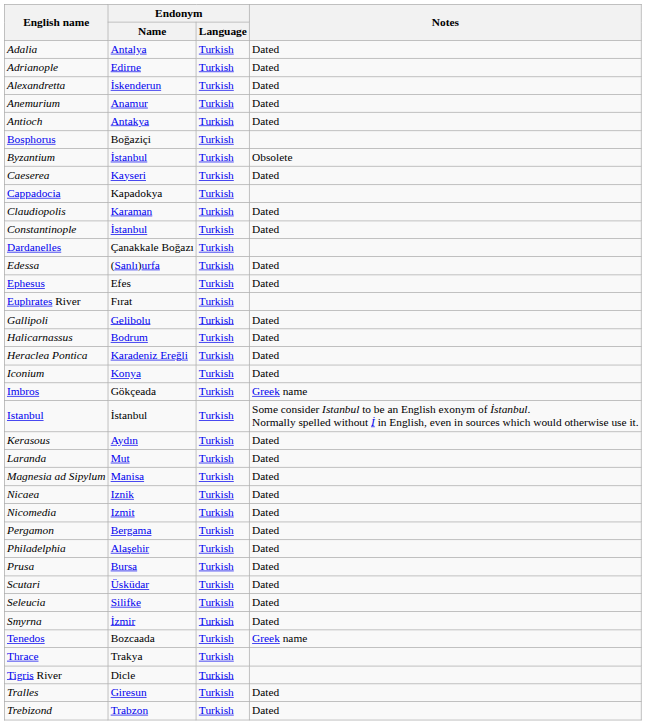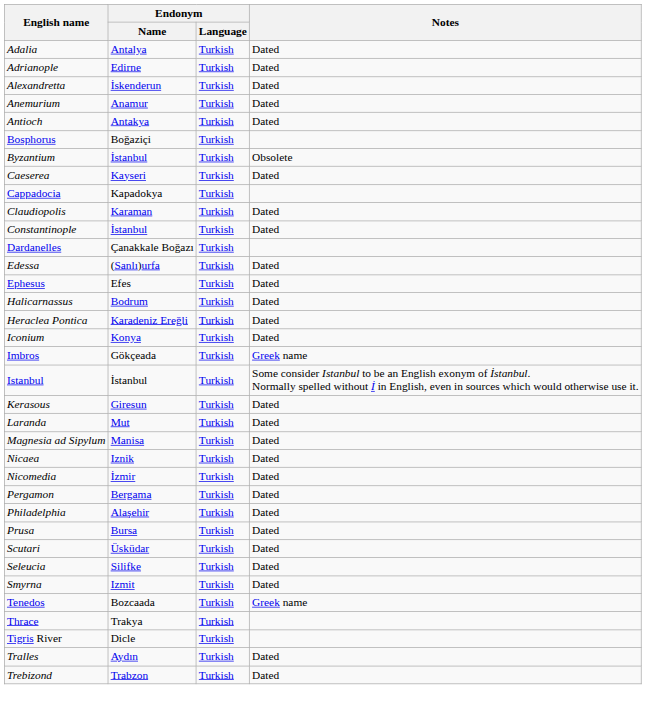- row: (44, 301)
- row: (27, 319)
(124, 440) Aydın -> (129, 404) Giresun
(123, 512) Izmit -> (123, 476) İzmir
(123, 620) İzmir -> (123, 584) Izmit
(129, 692) Giresun -> (124, 656) Aydın
